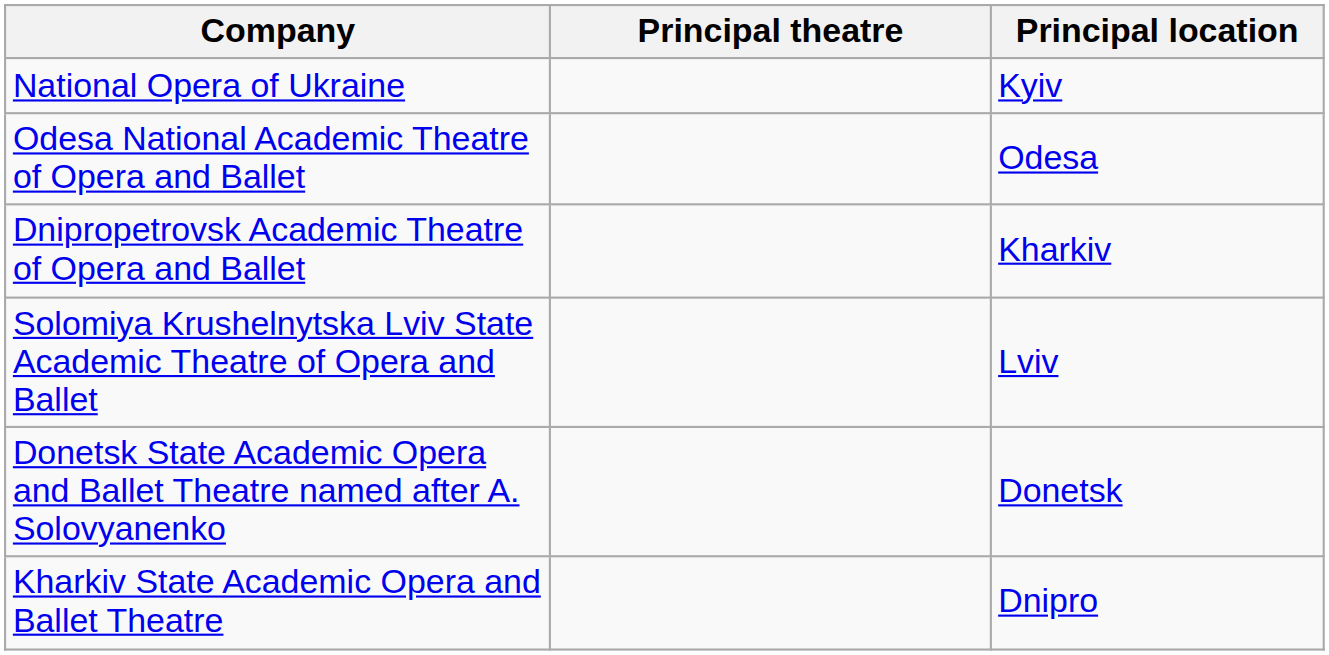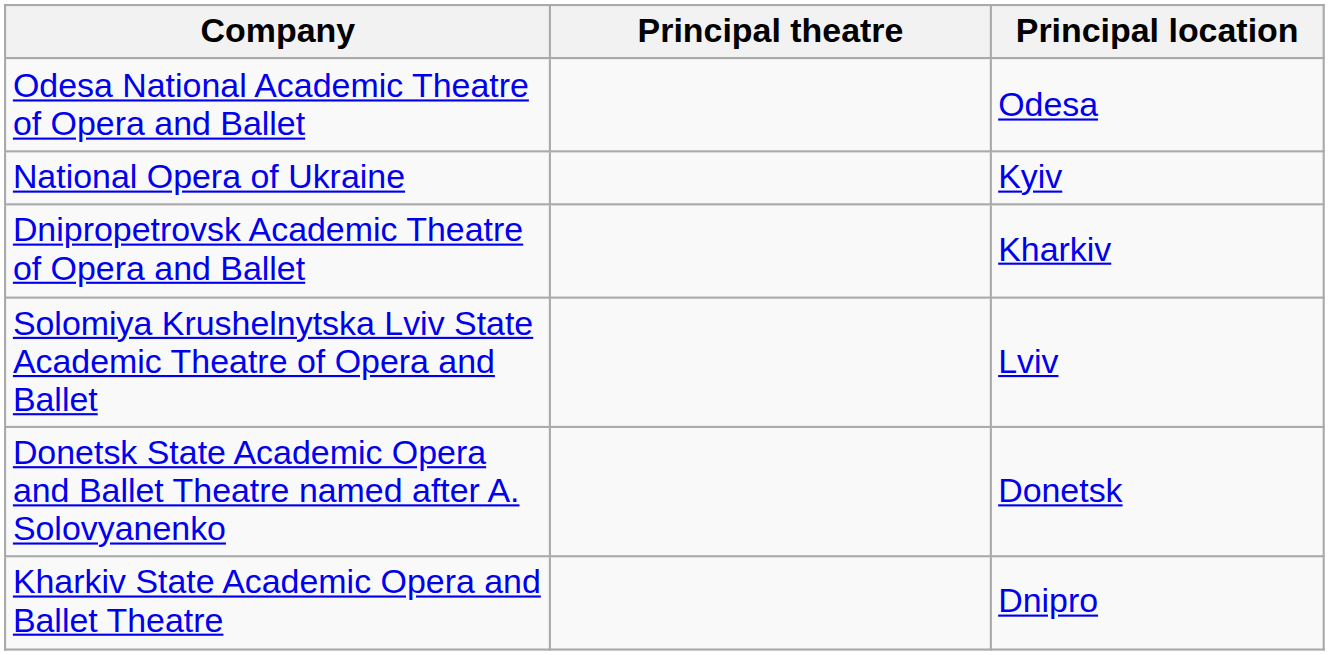rows swapped: (209, 85) <-> (271, 158)
